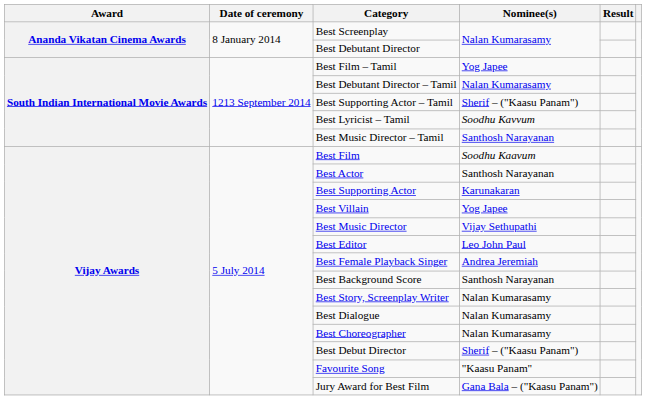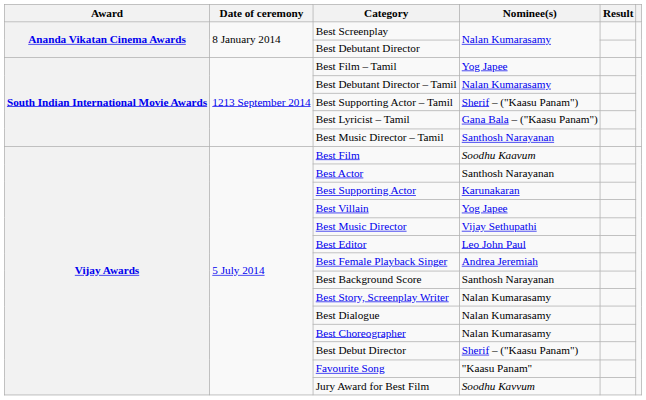(498, 119) Soodhu Kavvum -> (530, 119) Gana Bala – ("Kaasu Panam")
(530, 386) Gana Bala – ("Kaasu Panam") -> (498, 386) Soodhu Kavvum
